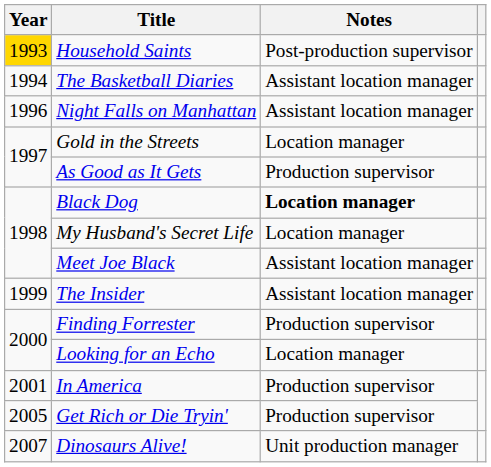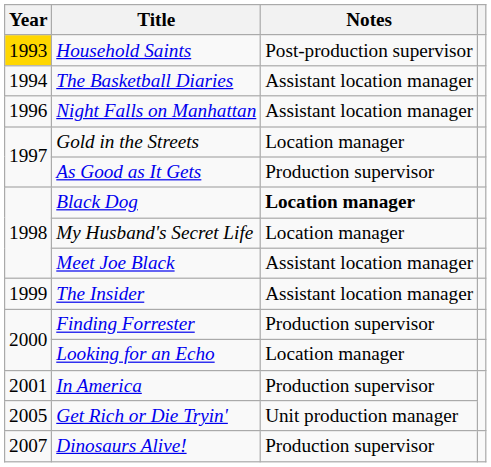(350, 415) Production supervisor -> (362, 415) Unit production manager
(362, 446) Unit production manager -> (350, 446) Production supervisor
